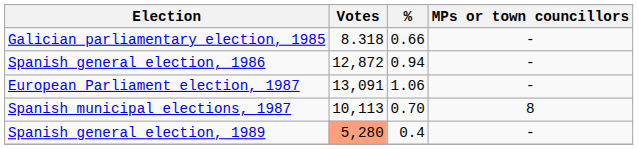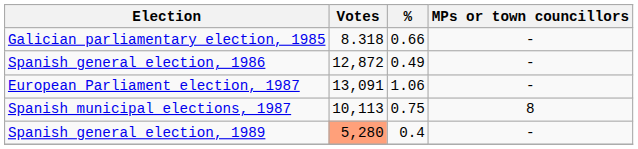(408, 63) 0.94 -> (408, 63) 0.49
(408, 109) 0.70 -> (408, 109) 0.75
